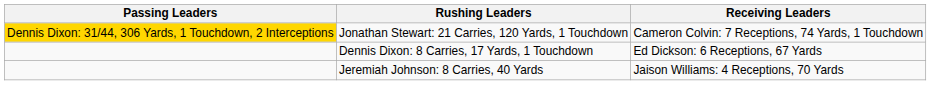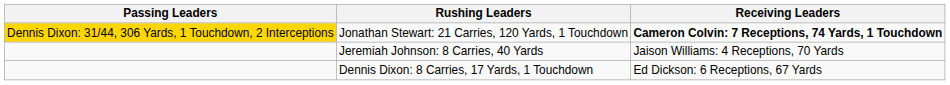(778, 32) normal -> (788, 32) bold
rows swapped: (441, 70) <-> (466, 51)
